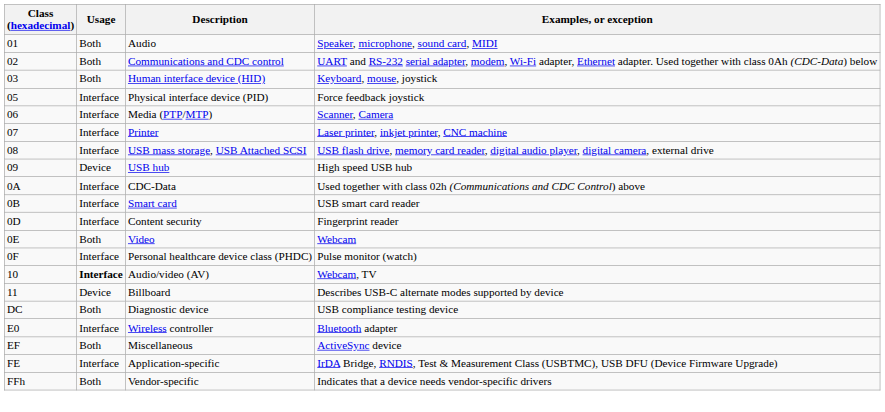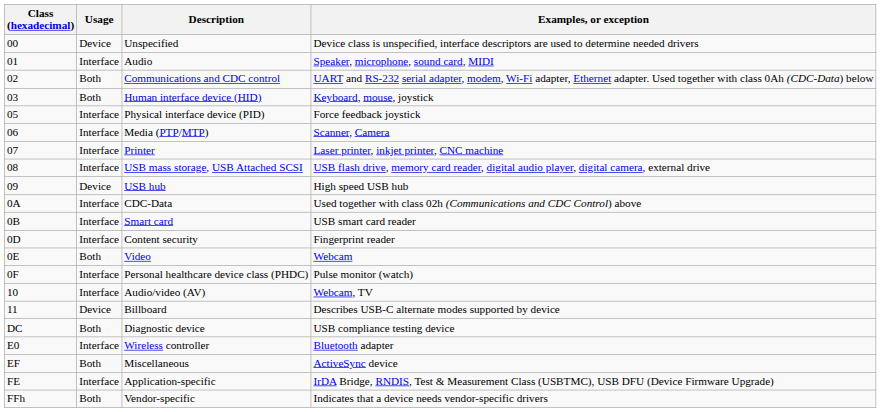+ row: (151, 43)
(90, 43) Both -> (99, 61) Interface
(101, 274) bold -> (99, 292) normal
